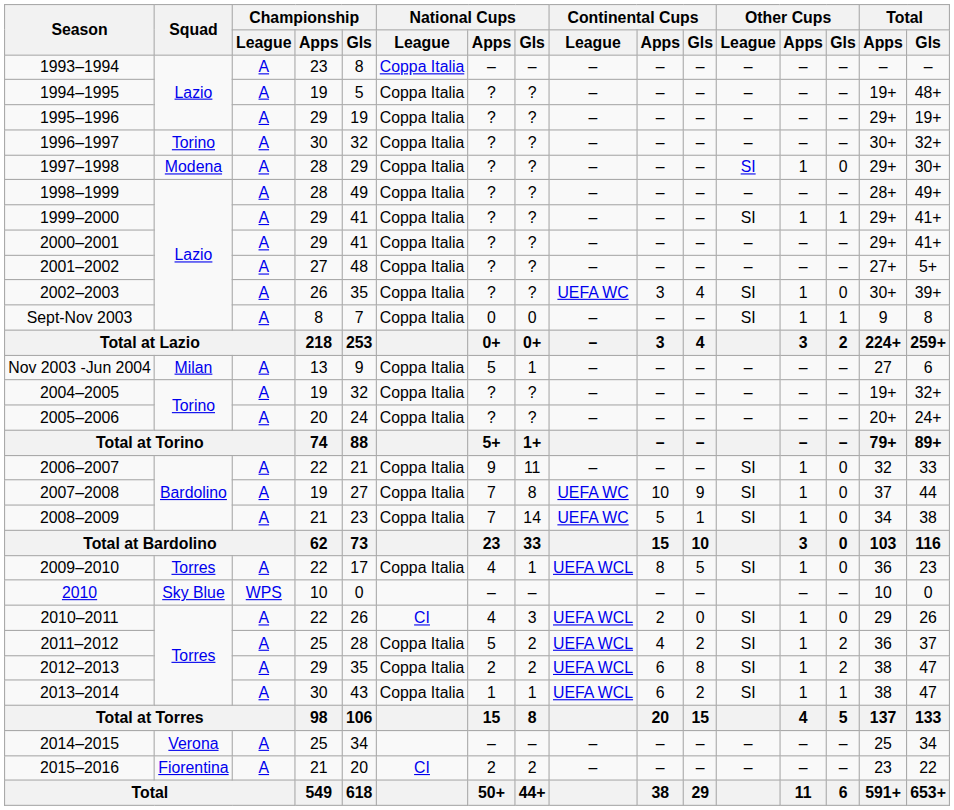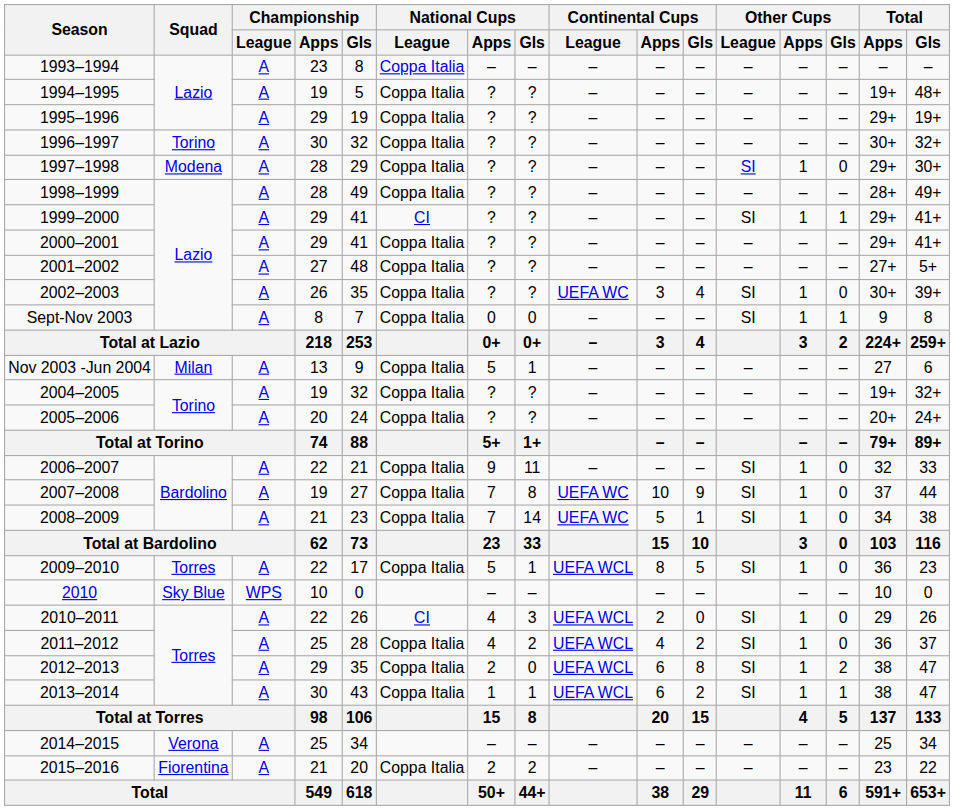(422, 218) Coppa Italia -> (422, 218) CI
(491, 568) 4 -> (491, 568) 5
(491, 643) 5 -> (491, 643) 4
(843, 643) 2 -> (843, 643) 0
(532, 668) 2 -> (532, 668) 0
(422, 768) CI -> (422, 768) Coppa Italia
